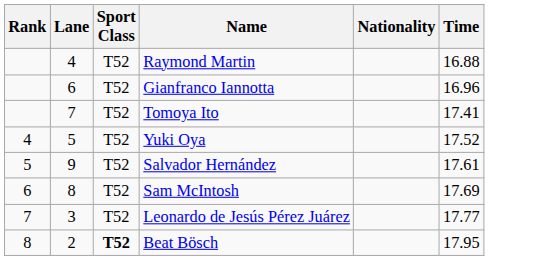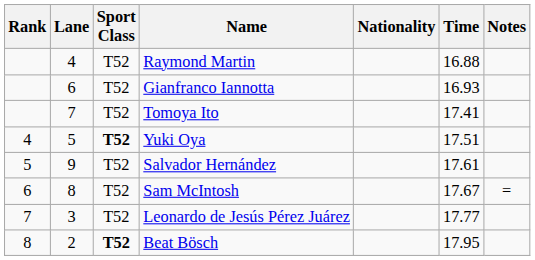+ column: (507, 26)
(461, 87) 16.96 -> (461, 87) 16.93
(116, 139) normal -> (116, 139) bold
(461, 139) 17.52 -> (461, 139) 17.51
(461, 191) 17.69 -> (461, 191) 17.67
